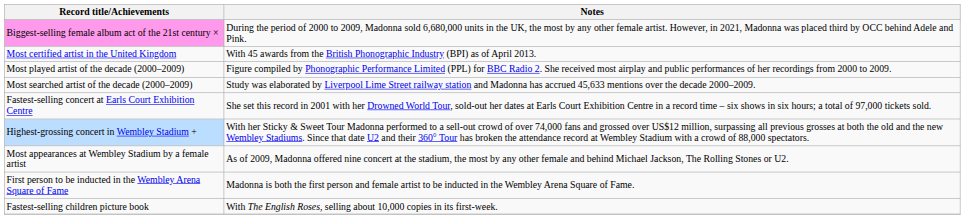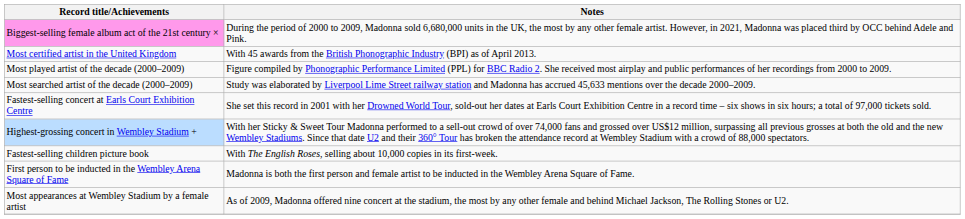rows swapped: (108, 159) <-> (78, 206)
